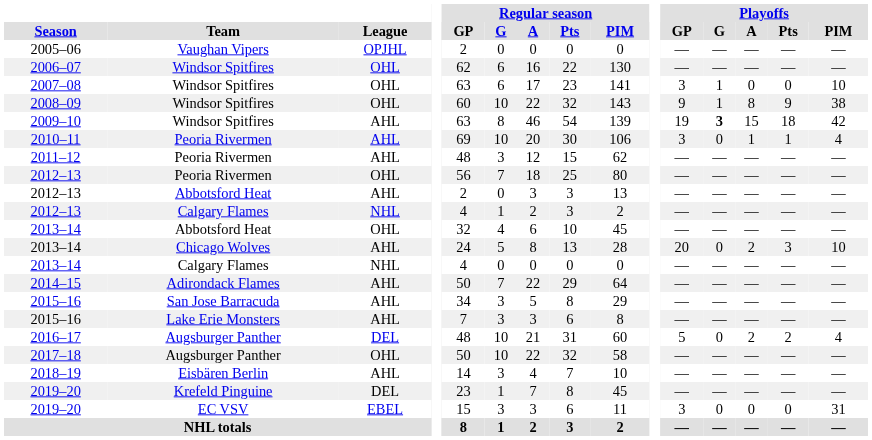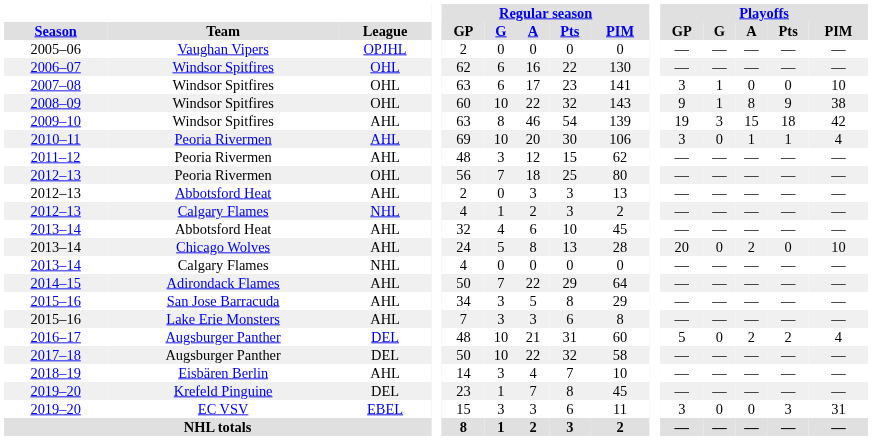(719, 121) bold -> (719, 121) normal
(385, 229) OHL -> (385, 229) AHL
(788, 247) 3 -> (788, 247) 0
(385, 355) OHL -> (385, 355) DEL
(788, 409) 0 -> (788, 409) 3
